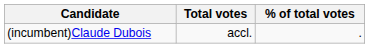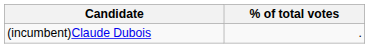- column: (216, 14)
